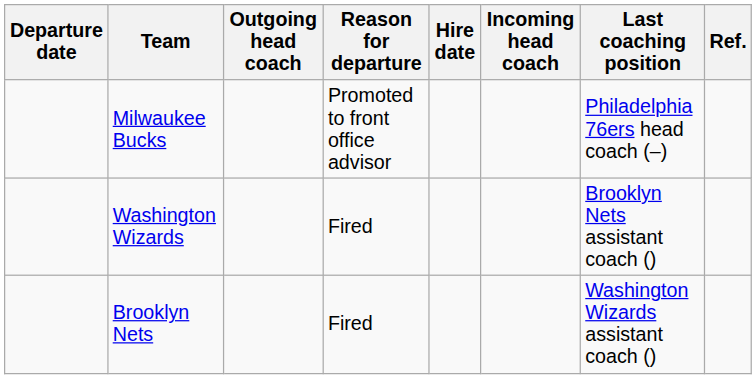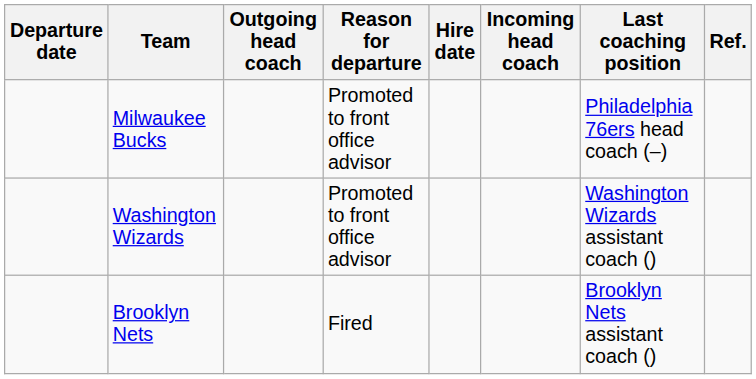(350, 226) Fired -> (371, 226) Promoted to front office advisor
(624, 226) Brooklyn Nets assistant coach () -> (637, 226) Washington Wizards assistant coach ()
(637, 324) Washington Wizards assistant coach () -> (624, 324) Brooklyn Nets assistant coach ()
